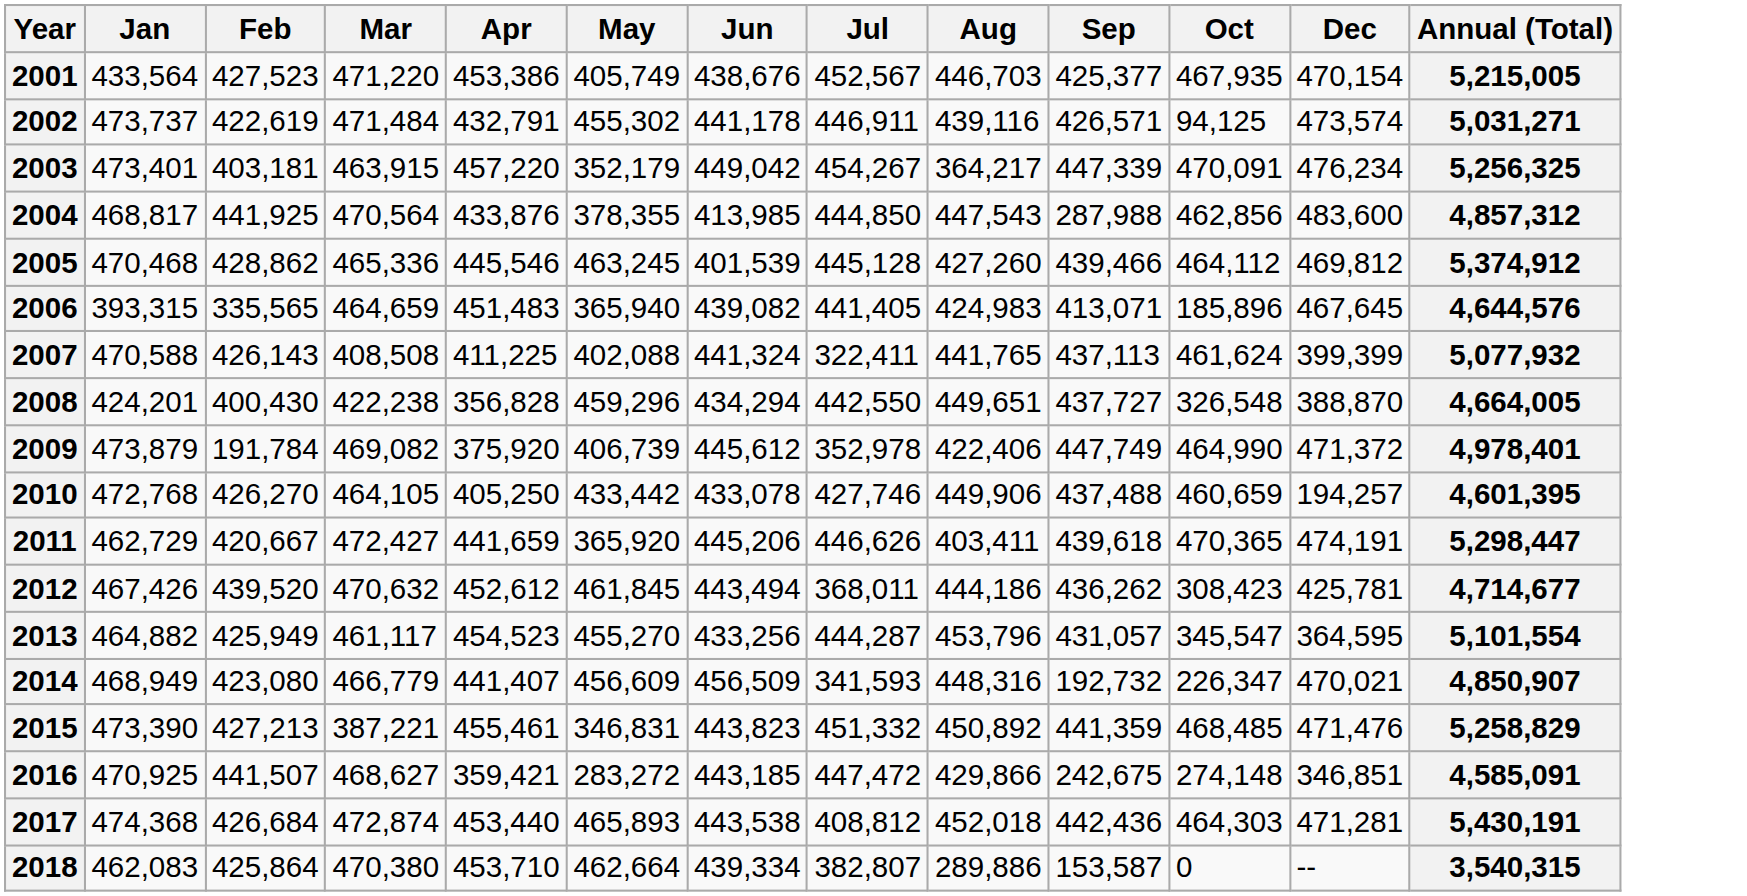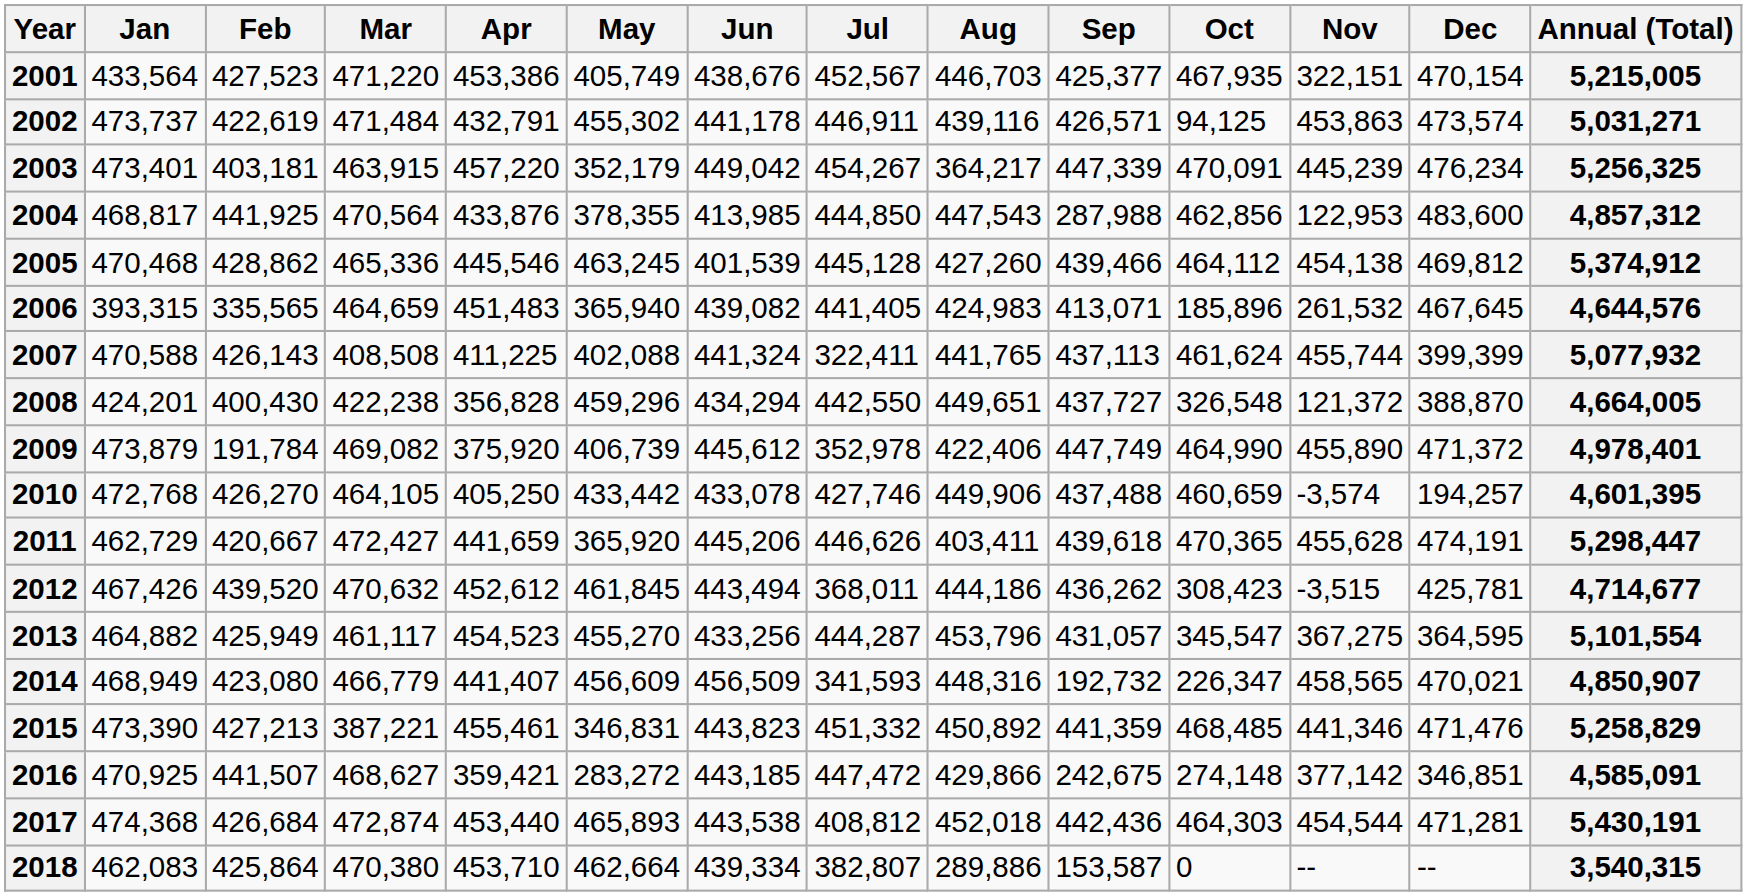+ column: (1350, 29)
